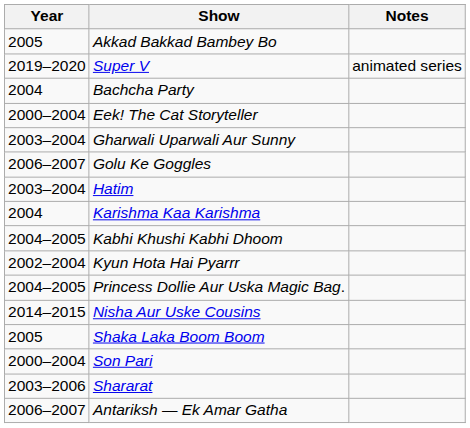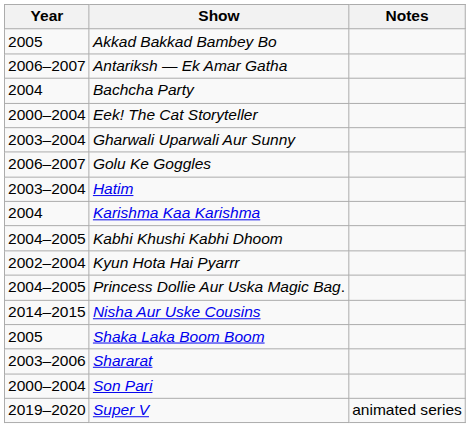rows swapped: (190, 410) <-> (121, 66)
rows swapped: (123, 386) <-> (123, 361)
